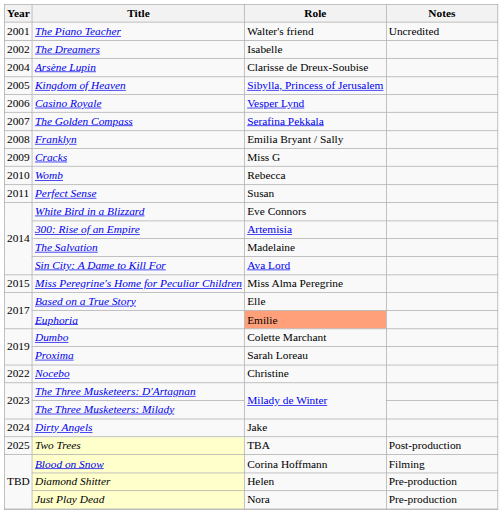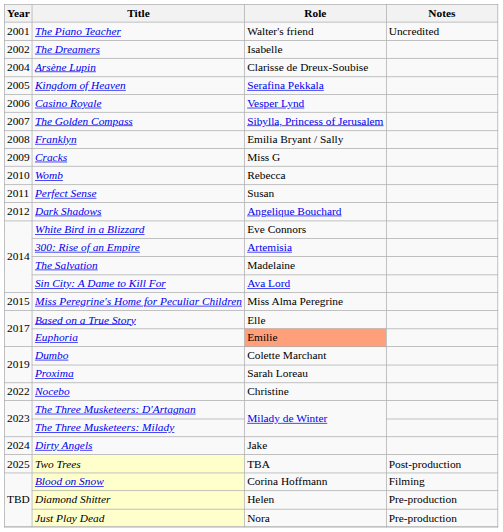(315, 85) Sibylla, Princess of Jerusalem -> (285, 85) Serafina Pekkala
(285, 121) Serafina Pekkala -> (315, 121) Sibylla, Princess of Jerusalem
+ row: (68, 211)
